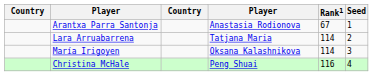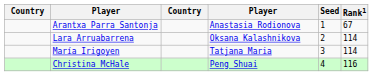columns swapped: (332, 12) <-> (357, 12)
(241, 39) Tatjana Maria -> (255, 39) Oksana Kalashnikova
(255, 52) Oksana Kalashnikova -> (241, 52) Tatjana Maria
